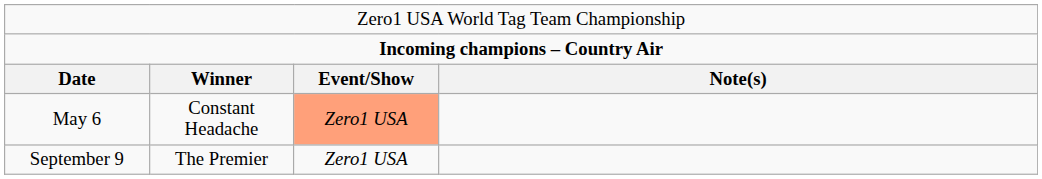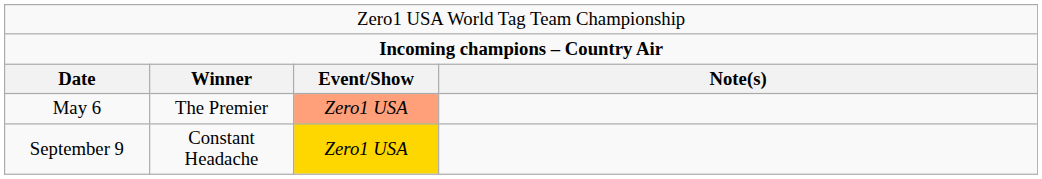(222, 118) Constant Headache -> (222, 108) The Premier
(222, 159) The Premier -> (222, 148) Constant Headache
(366, 159) no background -> (366, 148) gold background
